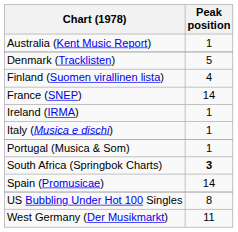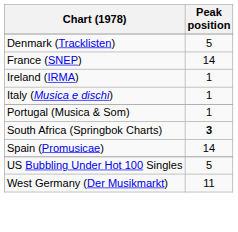- row: (79, 43)
- row: (85, 78)
(209, 200) 8 -> (209, 165) 5
